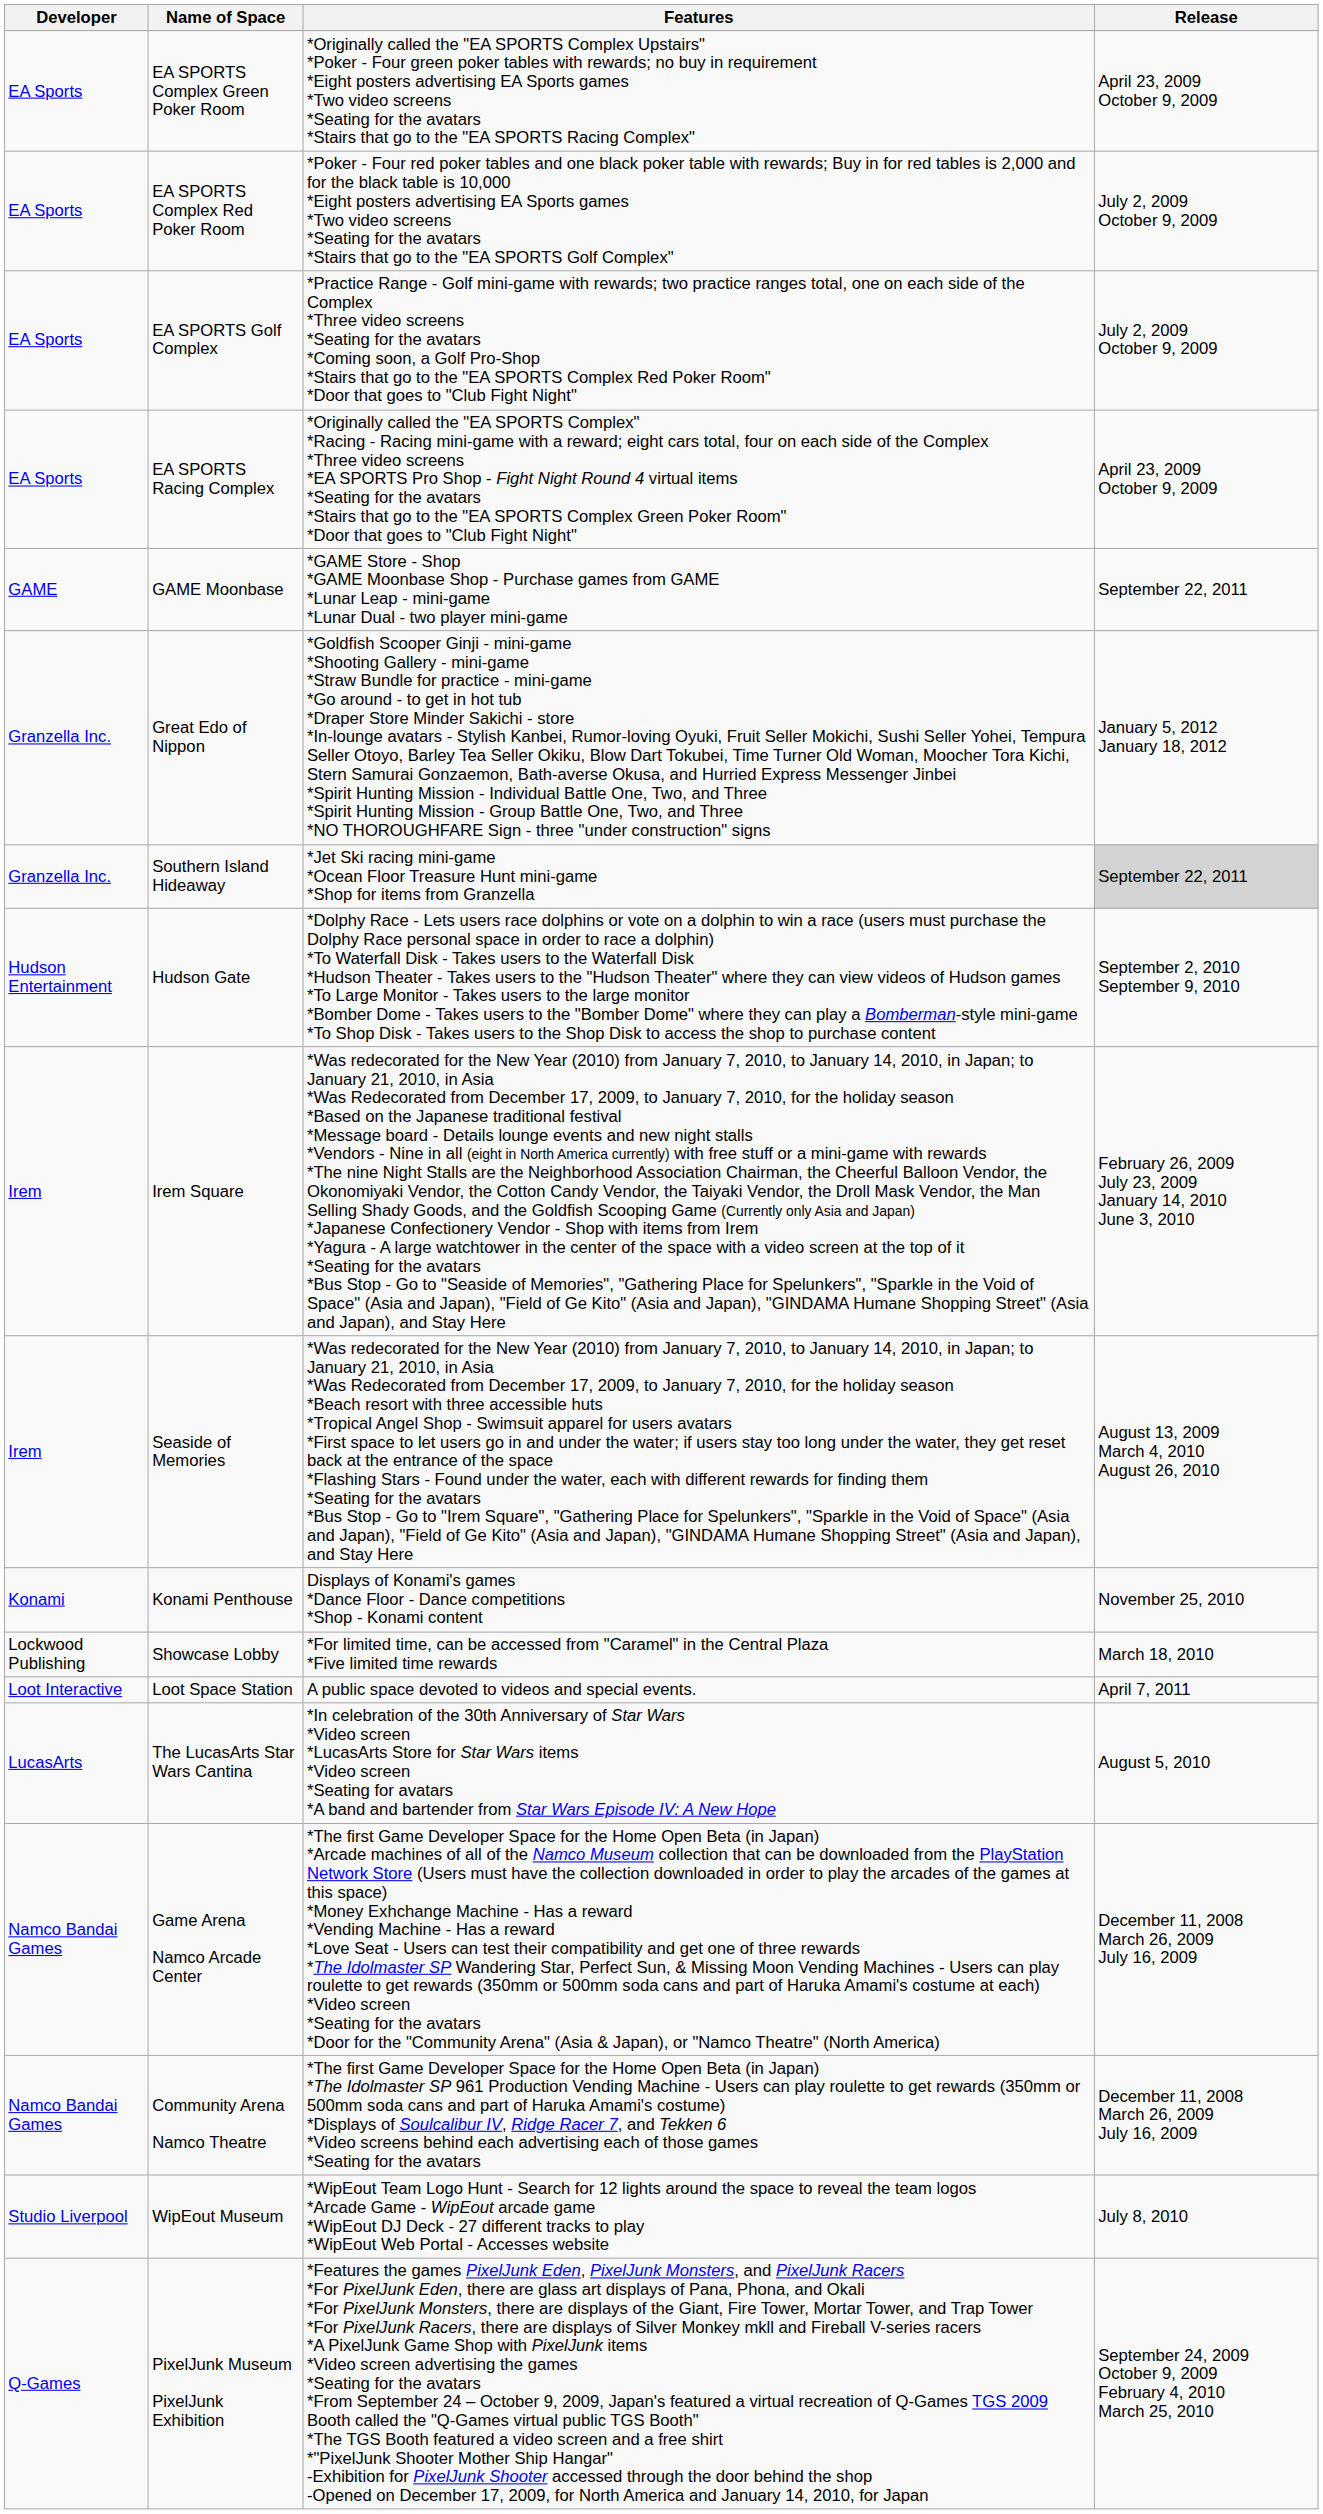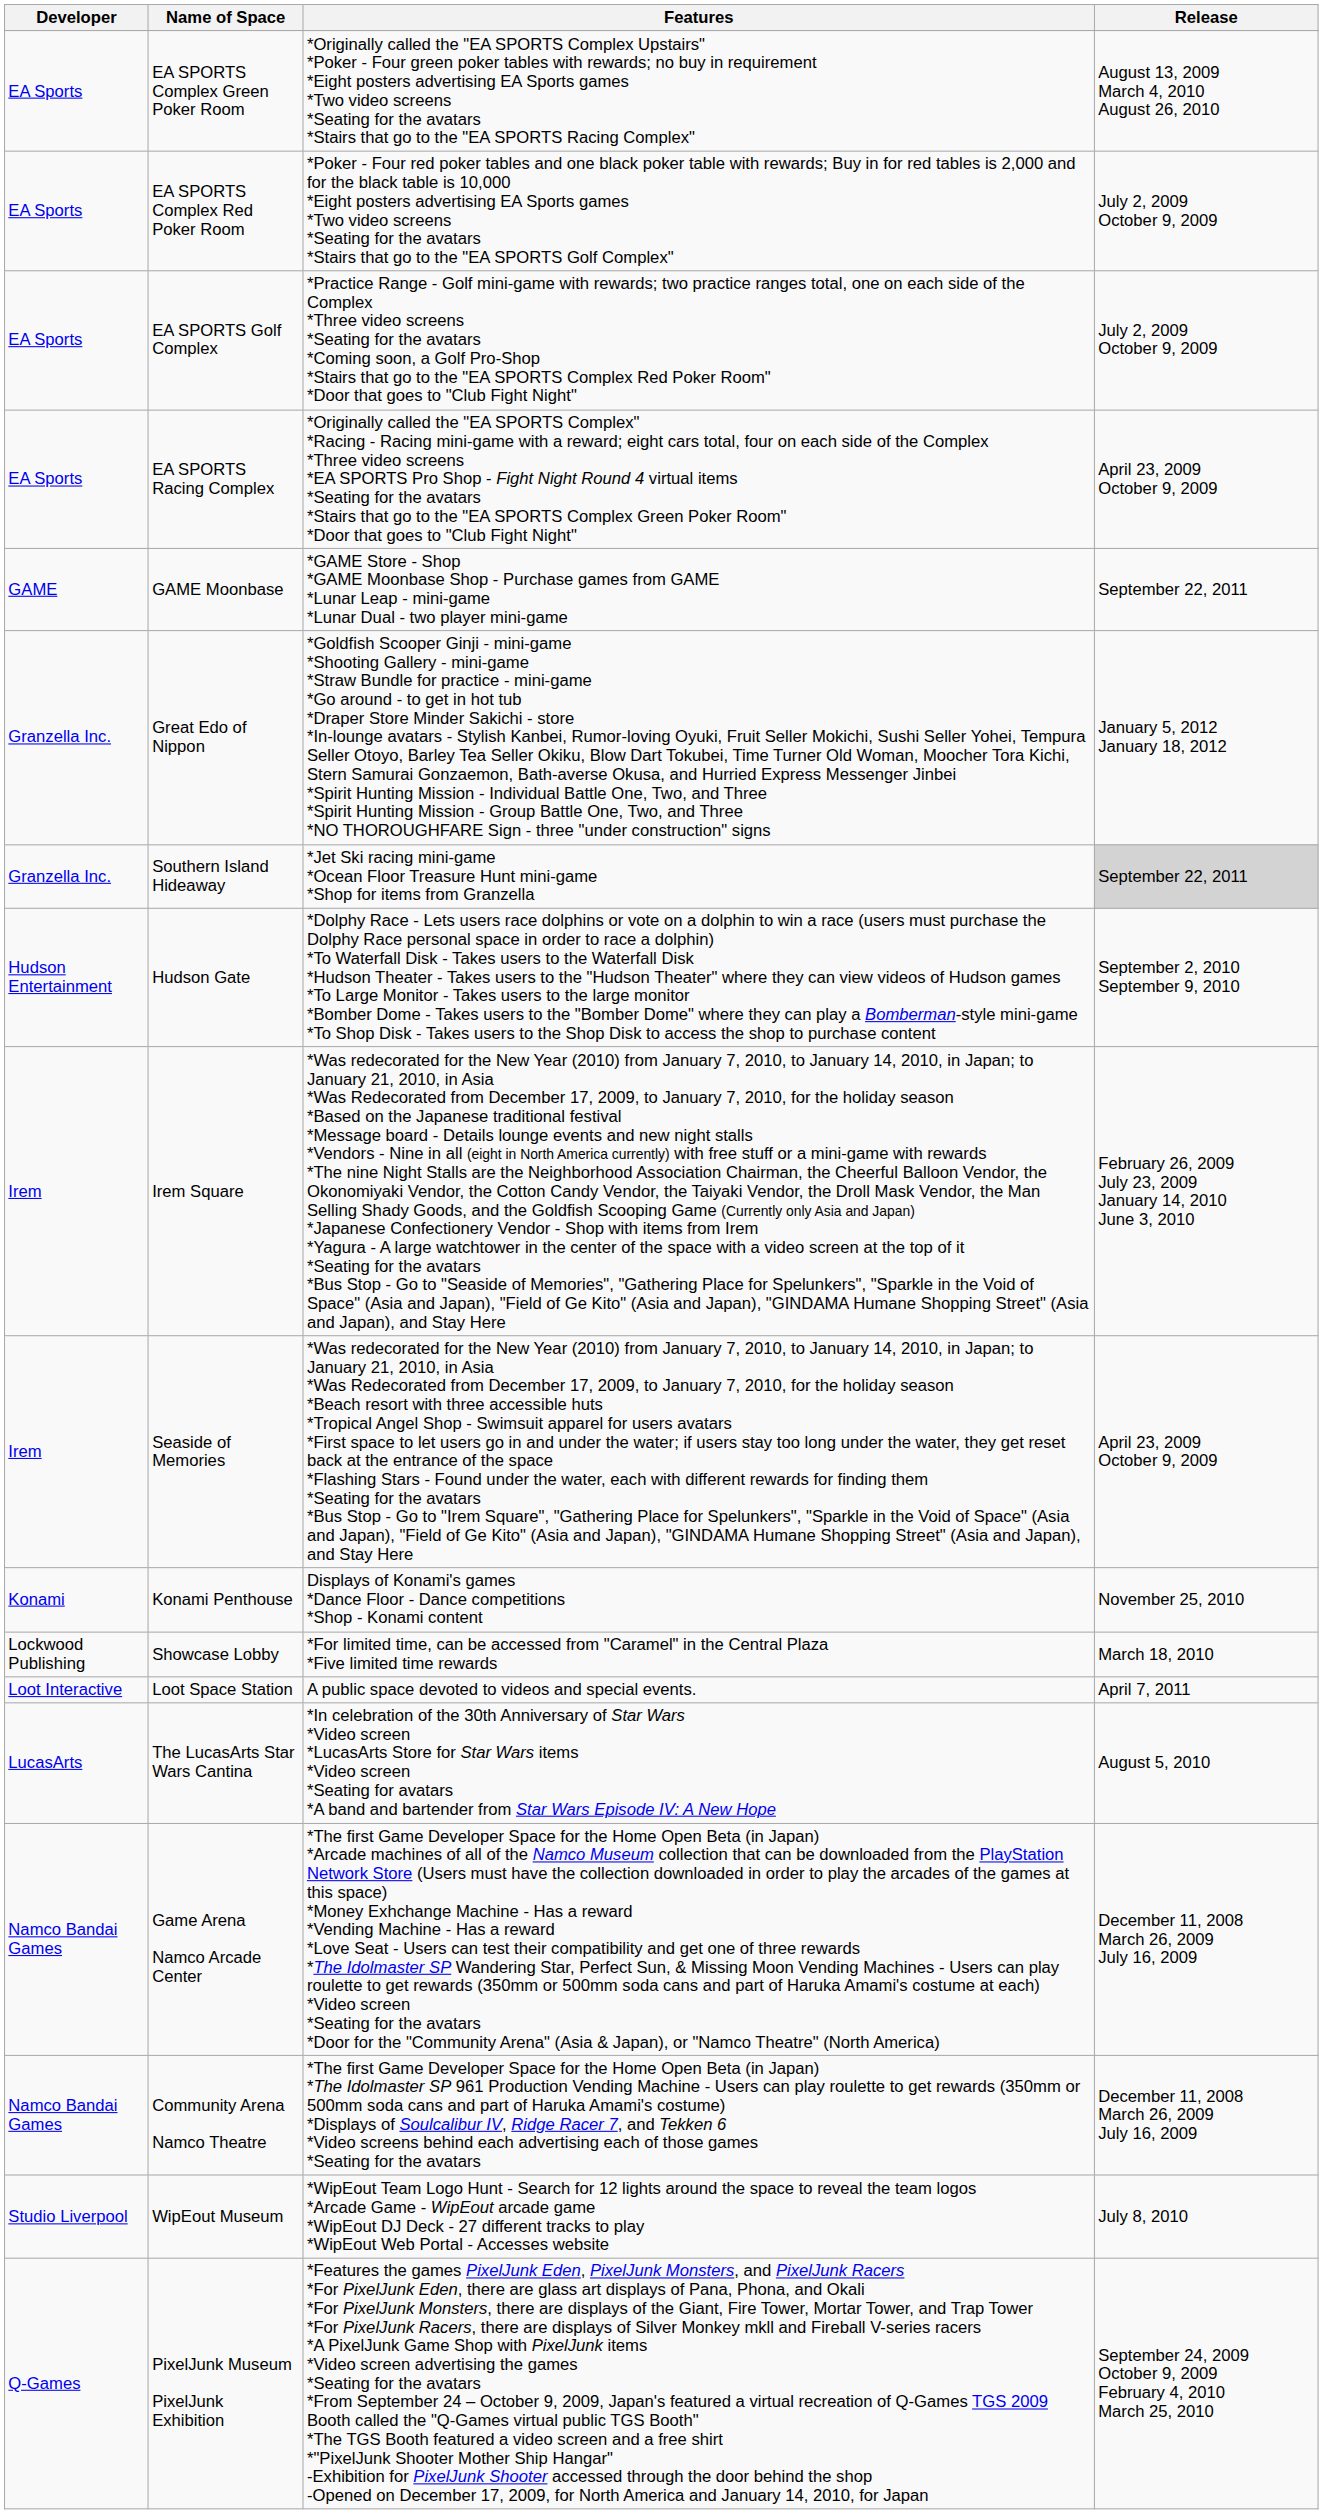(1158, 90) April 23, 2009 October 9, 2009 -> (1159, 90) August 13, 2009 March 4, 2010 August 26, 2010
(1159, 1451) August 13, 2009 March 4, 2010 August 26, 2010 -> (1158, 1451) April 23, 2009 October 9, 2009
